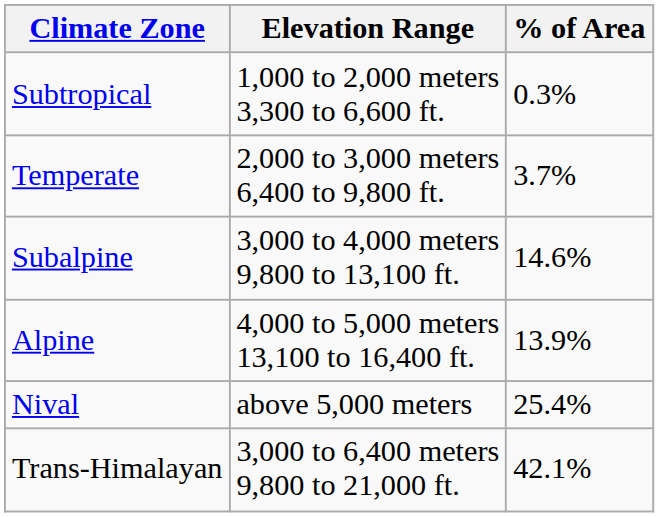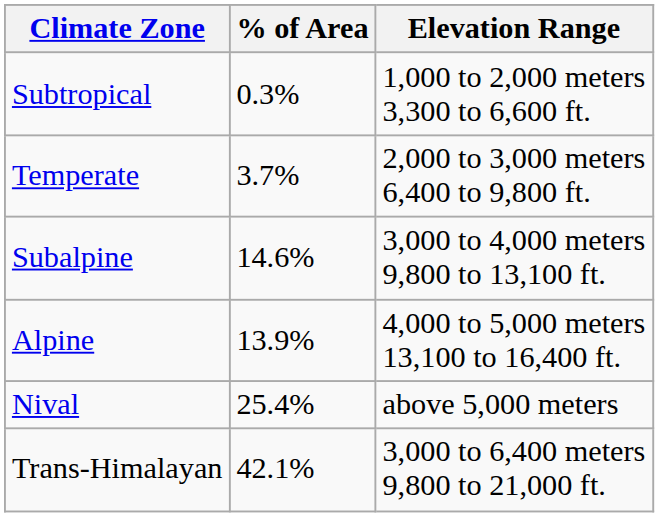columns swapped: (368, 28) <-> (579, 28)
